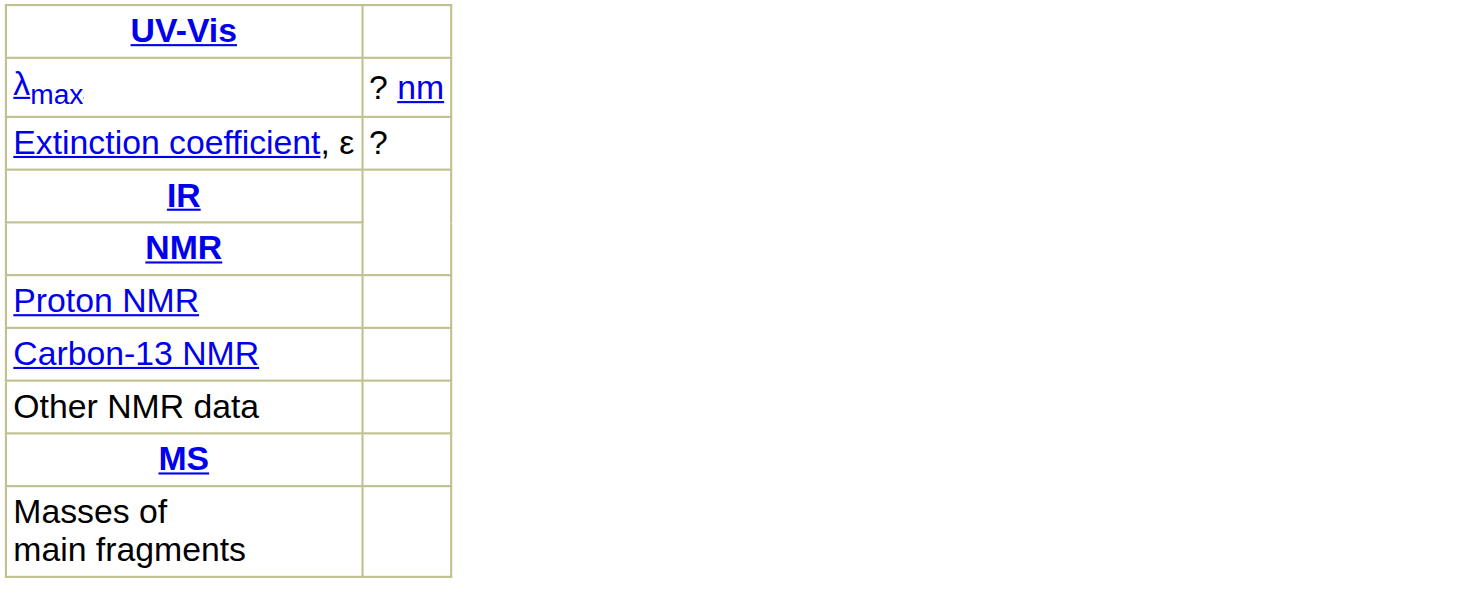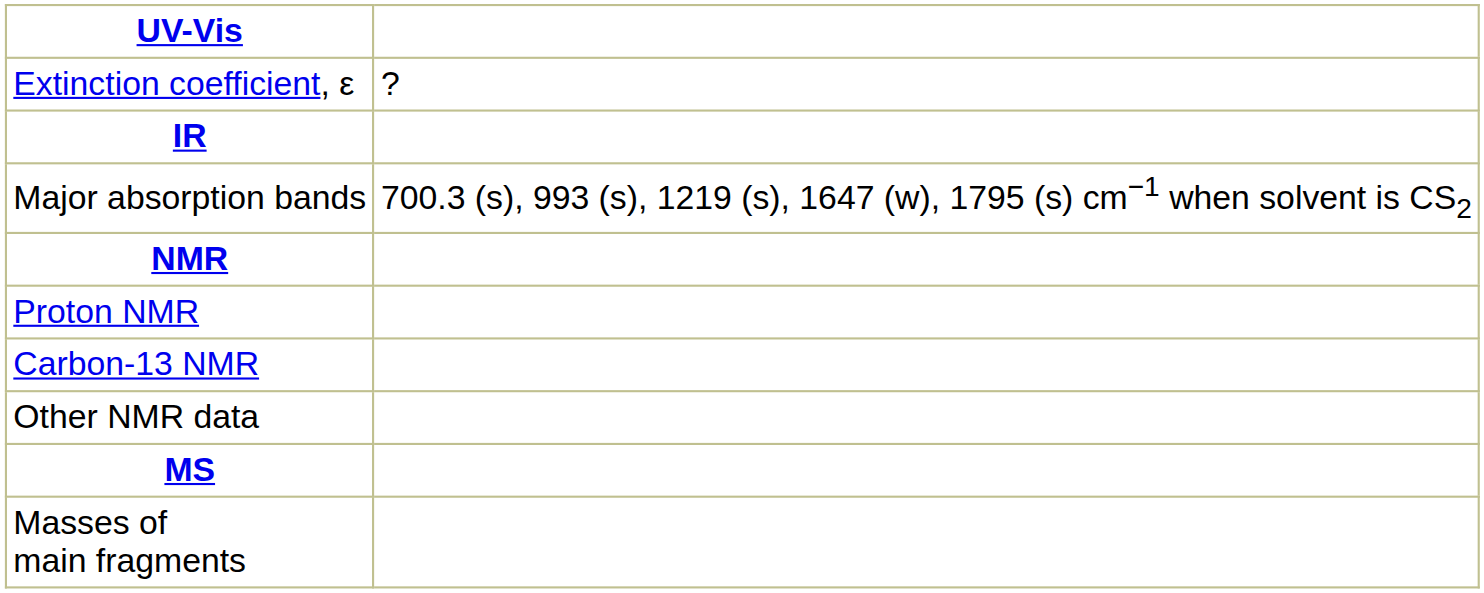- row: (48, 88)
+ row: (190, 197)
